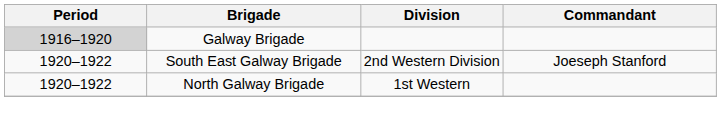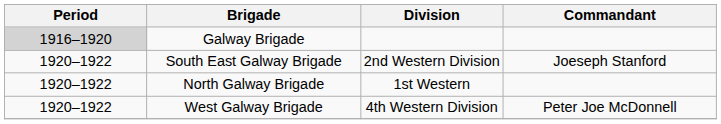+ row: (254, 107)
